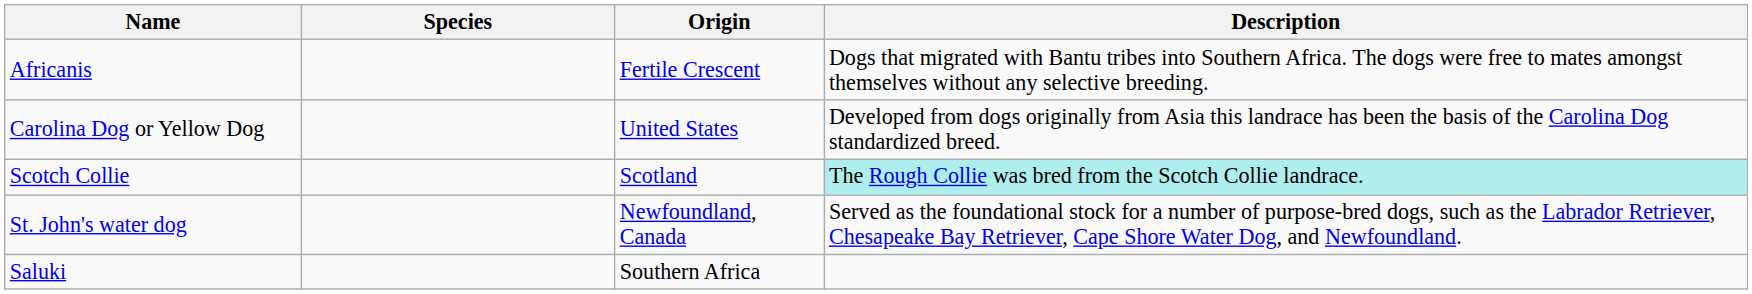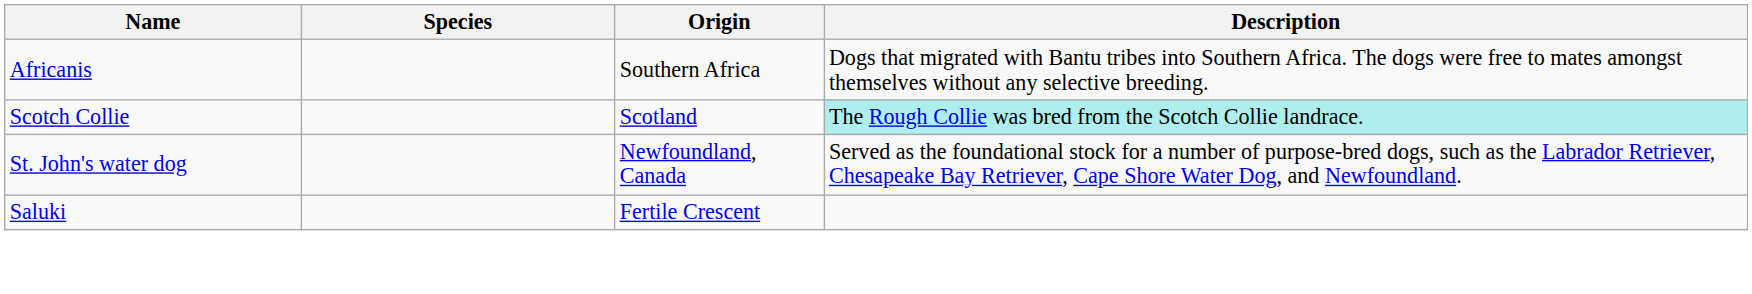(690, 69) Fertile Crescent -> (690, 69) Southern Africa
- row: (137, 129)
(690, 271) Southern Africa -> (690, 211) Fertile Crescent
